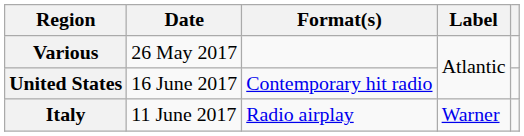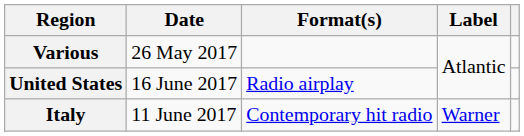(339, 83) Contemporary hit radio -> (300, 83) Radio airplay
(300, 114) Radio airplay -> (339, 114) Contemporary hit radio
